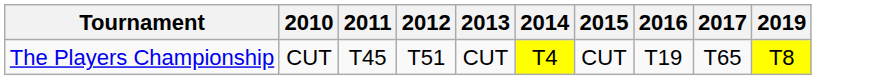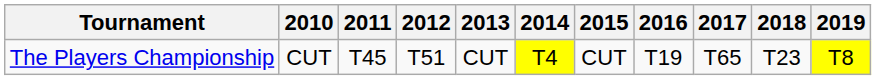+ column: (782, 22)
